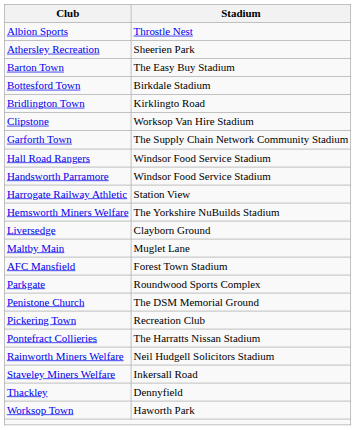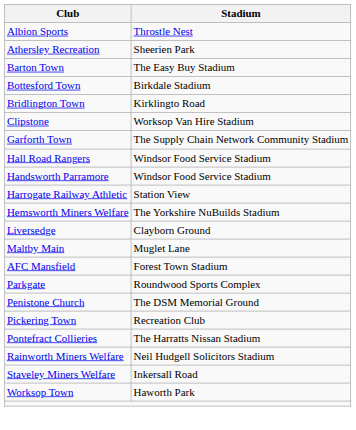- row: (27, 392)
